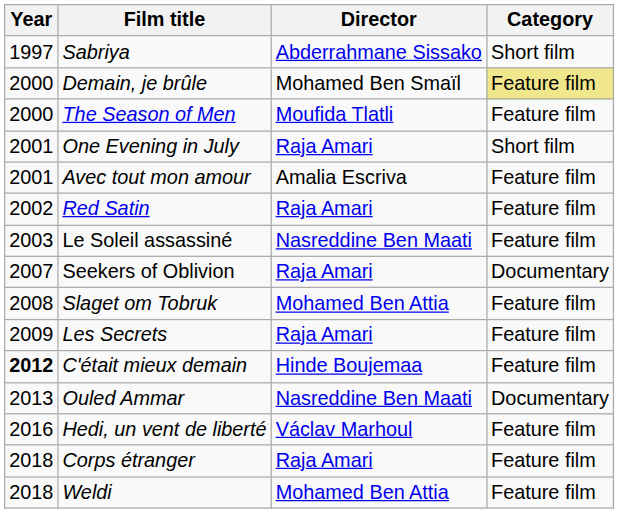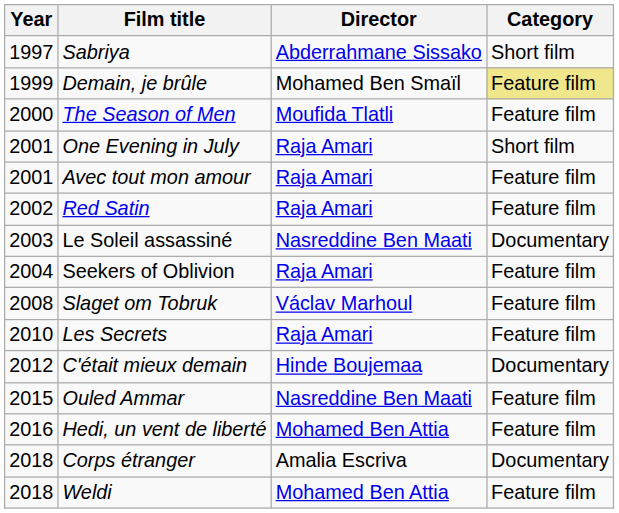(31, 83) 2000 -> (31, 83) 1999
(341, 177) Amalia Escriva -> (324, 177) Raja Amari
(543, 240) Feature film -> (550, 240) Documentary
(31, 271) 2007 -> (31, 271) 2004
(550, 271) Documentary -> (543, 271) Feature film
(362, 303) Mohamed Ben Attia -> (344, 303) Václav Marhoul
(31, 334) 2009 -> (31, 334) 2010
(31, 366) bold -> (31, 366) normal
(543, 366) Feature film -> (550, 366) Documentary
(31, 397) 2013 -> (31, 397) 2015
(550, 397) Documentary -> (543, 397) Feature film
(344, 429) Václav Marhoul -> (362, 429) Mohamed Ben Attia
(324, 460) Raja Amari -> (341, 460) Amalia Escriva
(543, 460) Feature film -> (550, 460) Documentary
